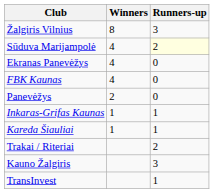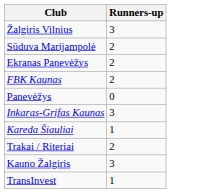- column: (129, 12)
(155, 46) lightyellow background -> (112, 46) no background
(155, 63) 0 -> (112, 63) 2
(155, 79) 0 -> (112, 79) 2
(155, 113) 1 -> (112, 113) 3
